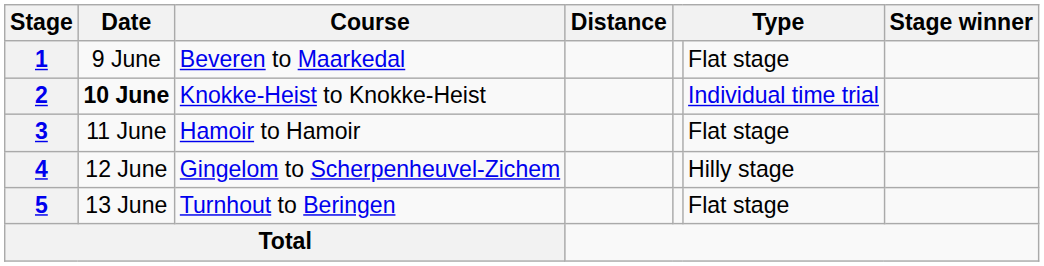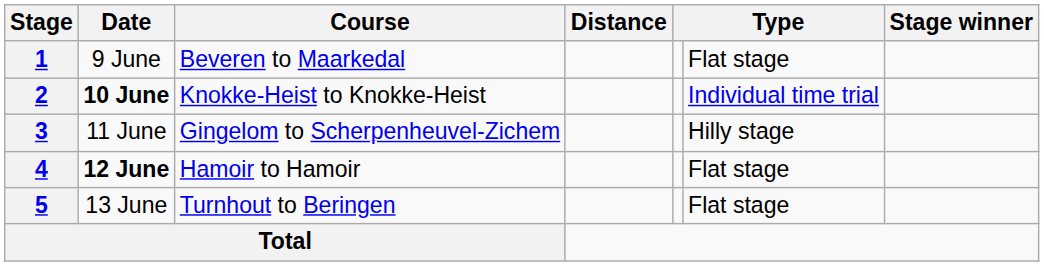(270, 132) Hamoir to Hamoir -> (370, 132) Gingelom to Scherpenheuvel-Zichem
(739, 132) Flat stage -> (741, 132) Hilly stage
(126, 168) normal -> (126, 168) bold
(370, 168) Gingelom to Scherpenheuvel-Zichem -> (270, 168) Hamoir to Hamoir
(741, 168) Hilly stage -> (739, 168) Flat stage
